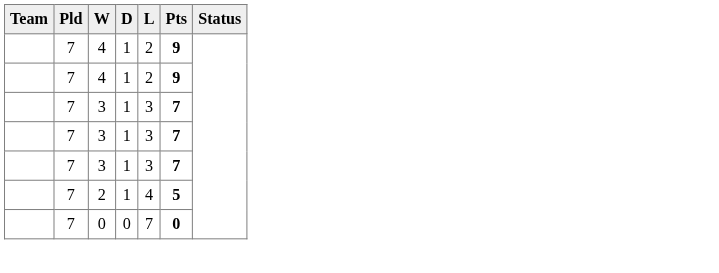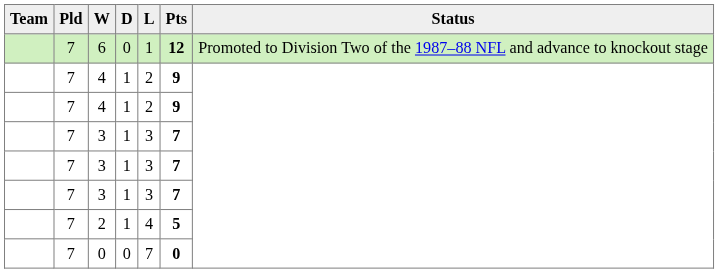+ row: (102, 48)
